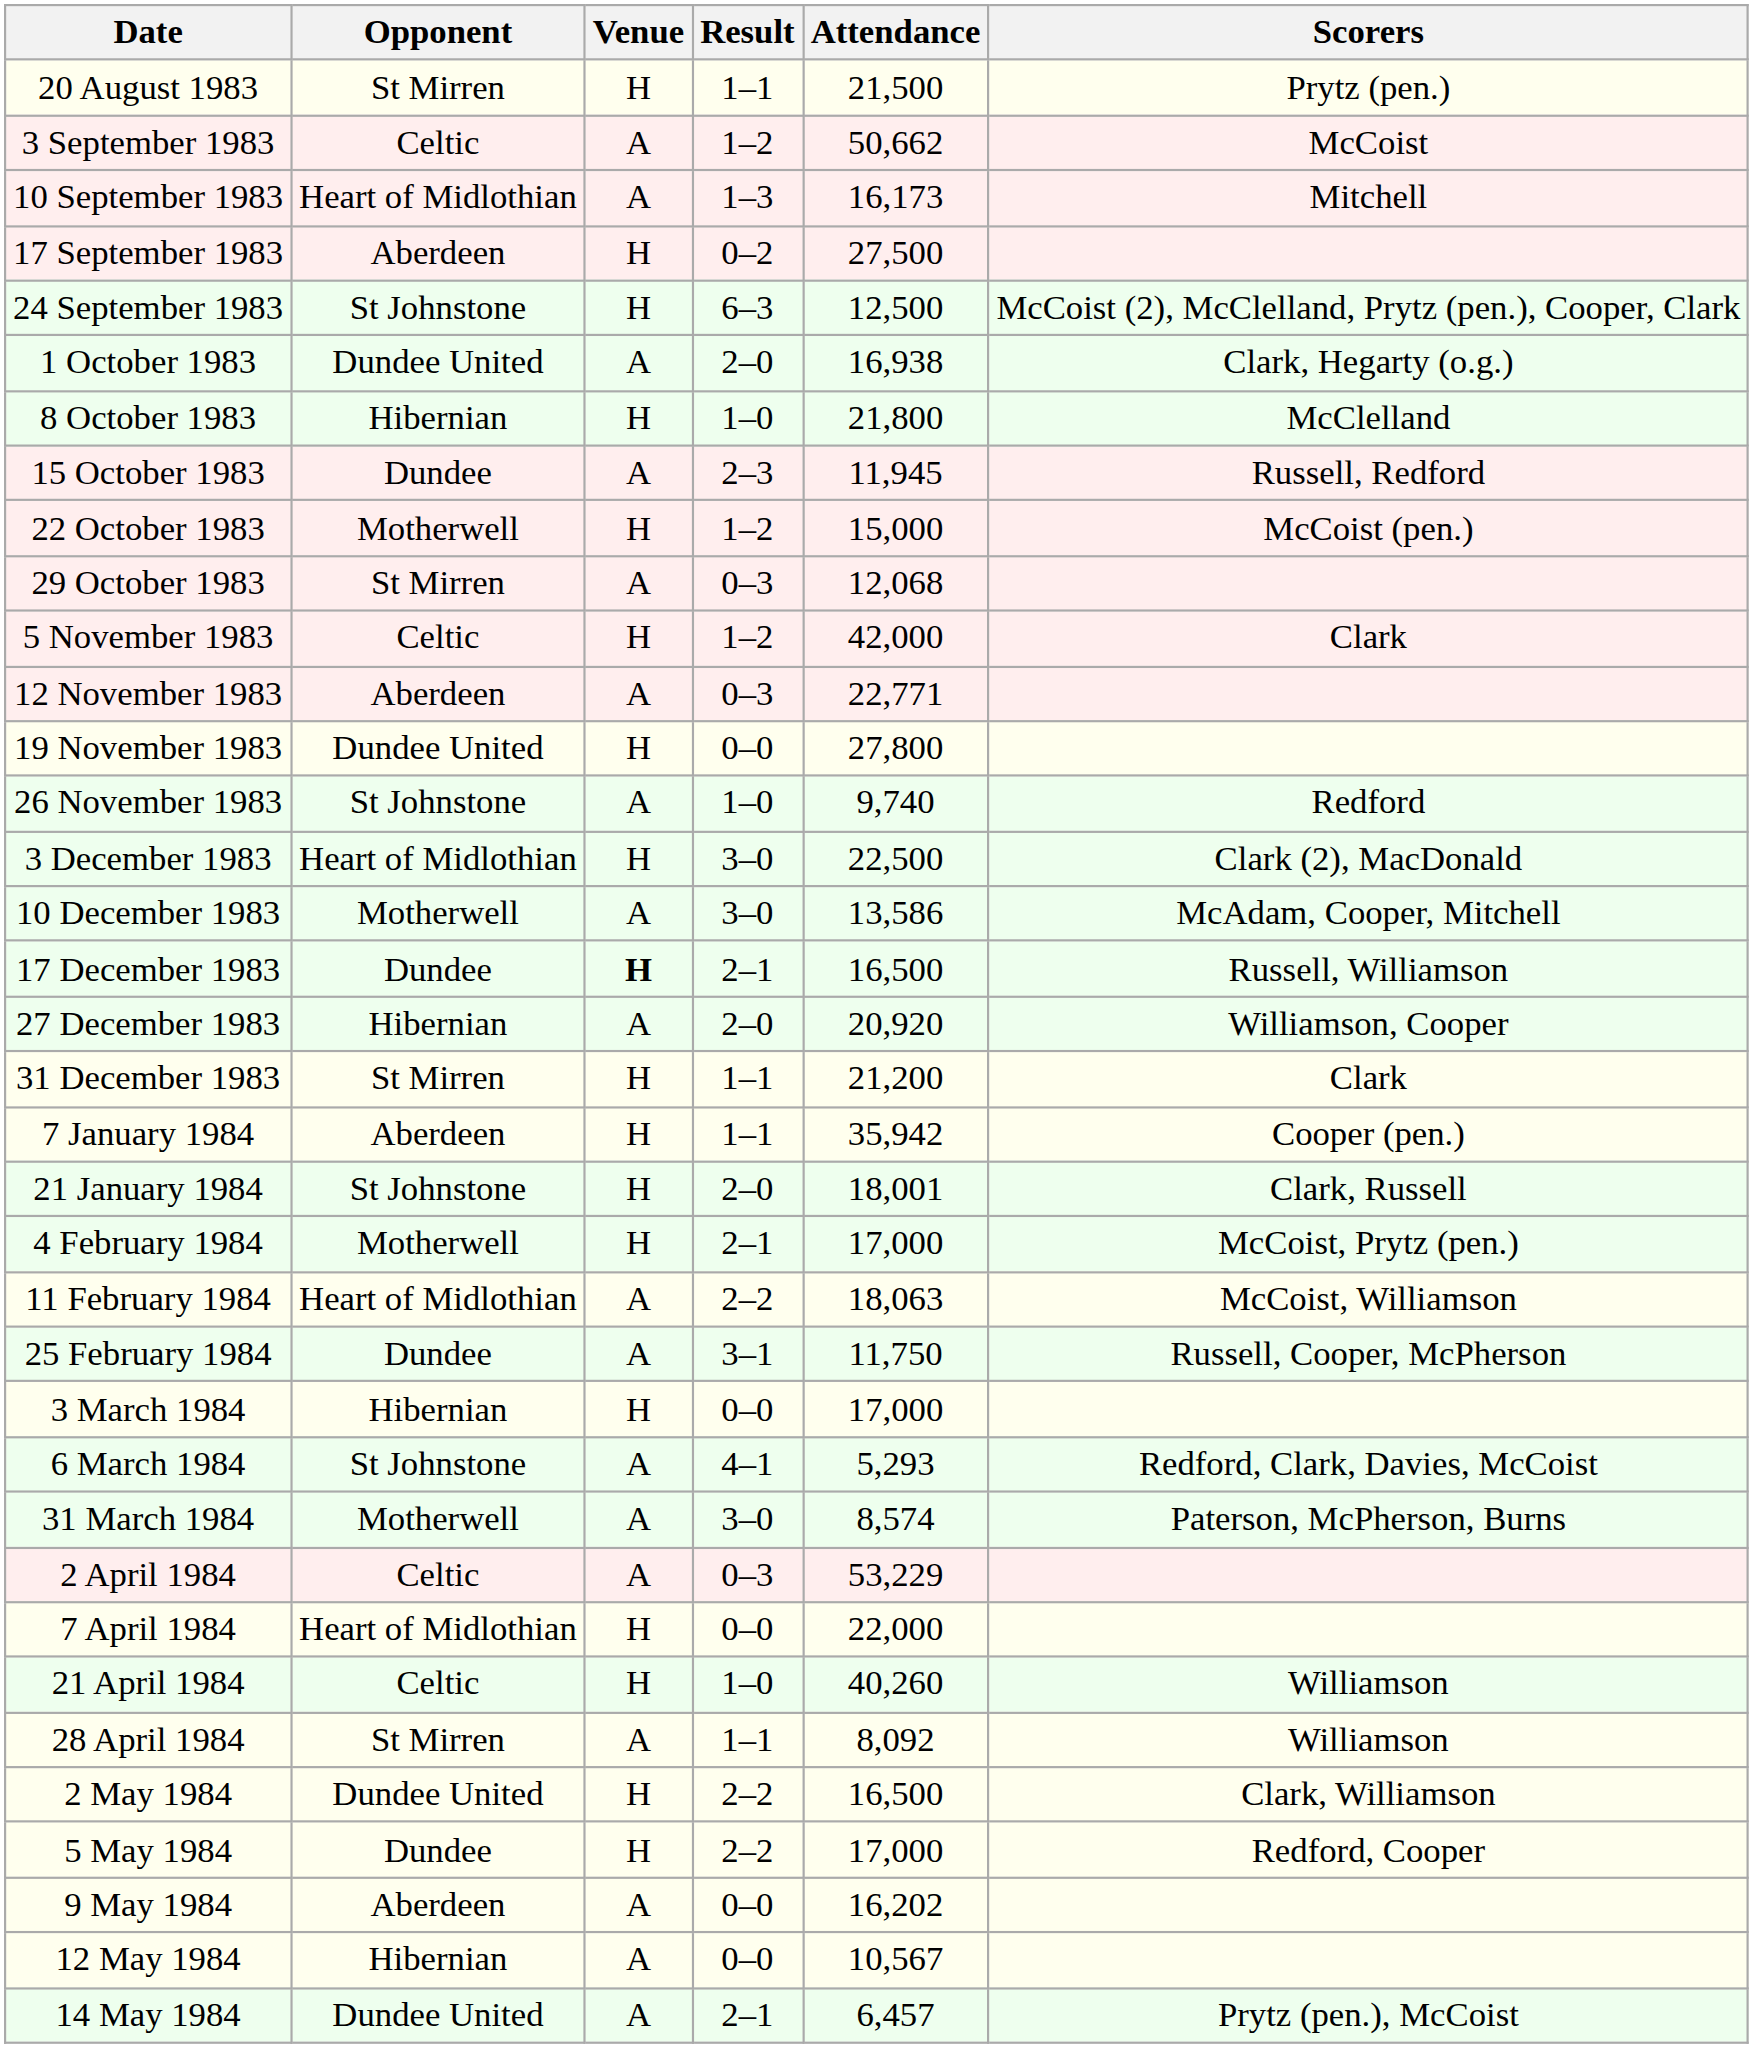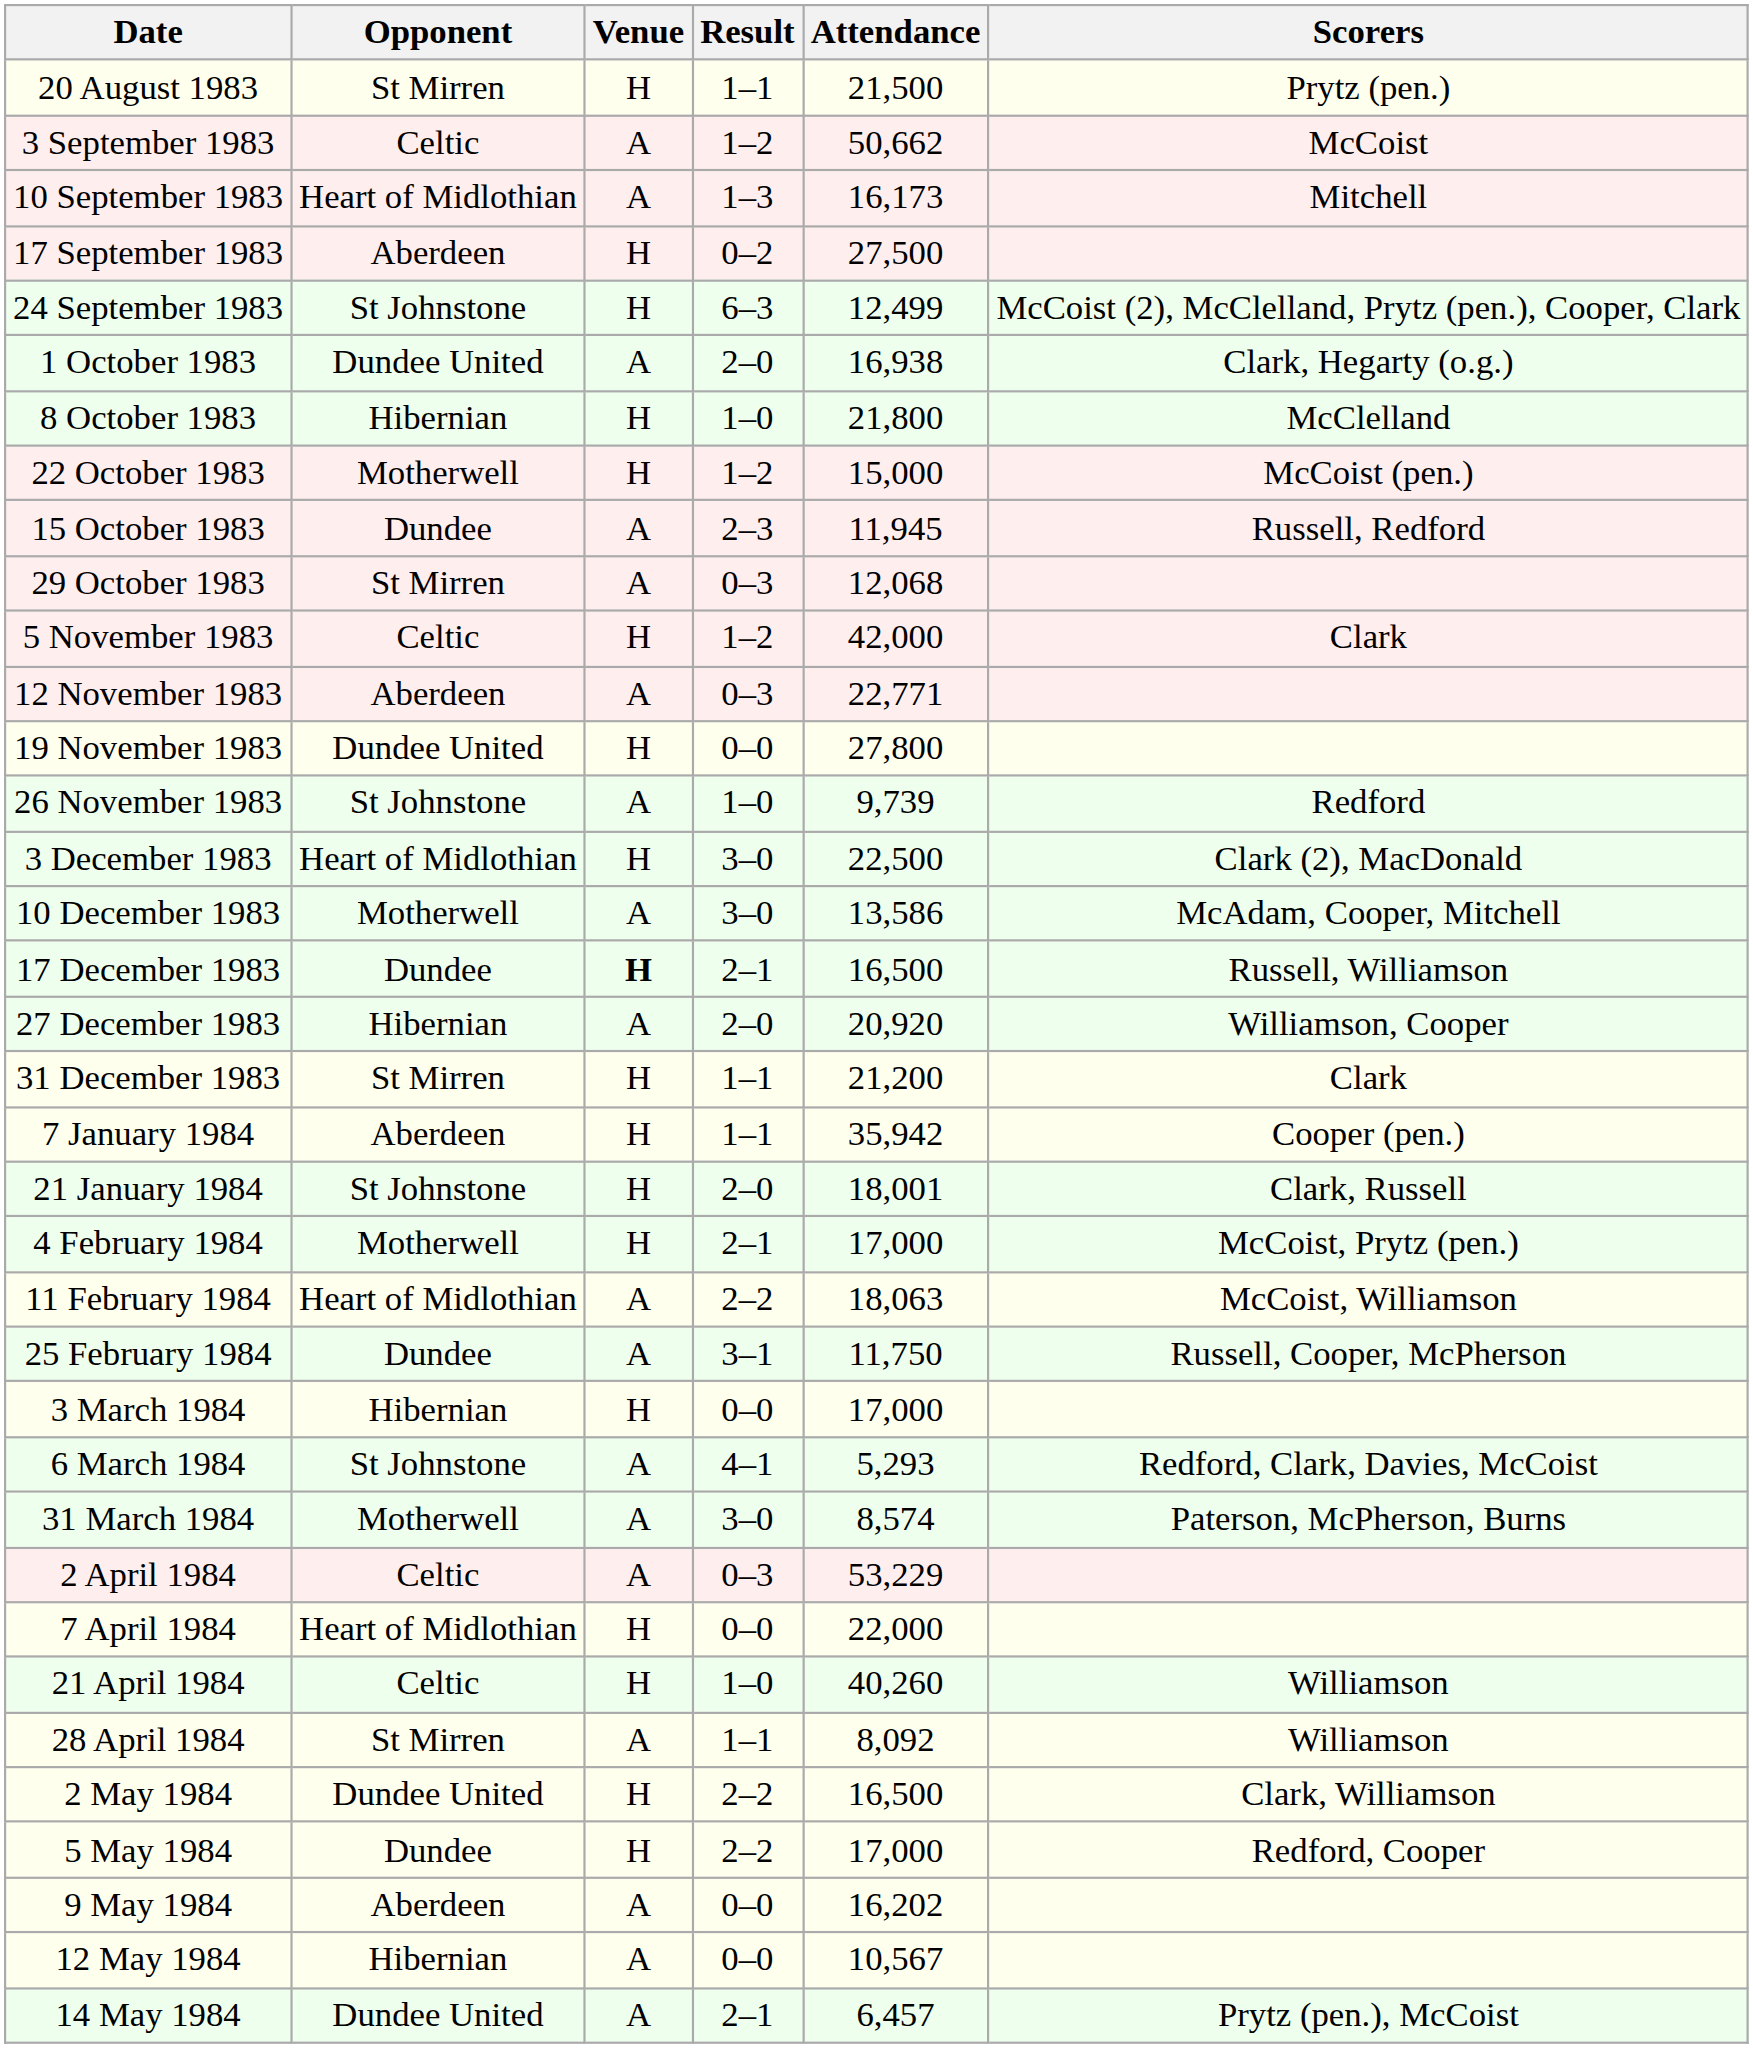(896, 307) 12,500 -> (896, 307) 12,499
rows swapped: (148, 472) <-> (148, 527)
(896, 802) 9,740 -> (896, 802) 9,739
